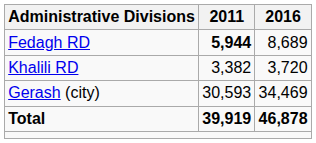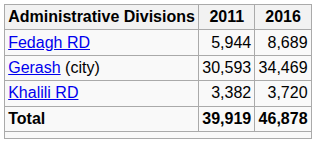(231, 42) bold -> (231, 42) normal
rows swapped: (43, 67) <-> (54, 93)
